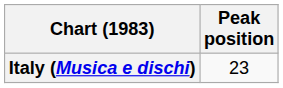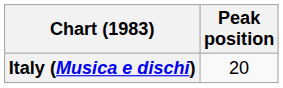(239, 67) 23 -> (239, 67) 20
